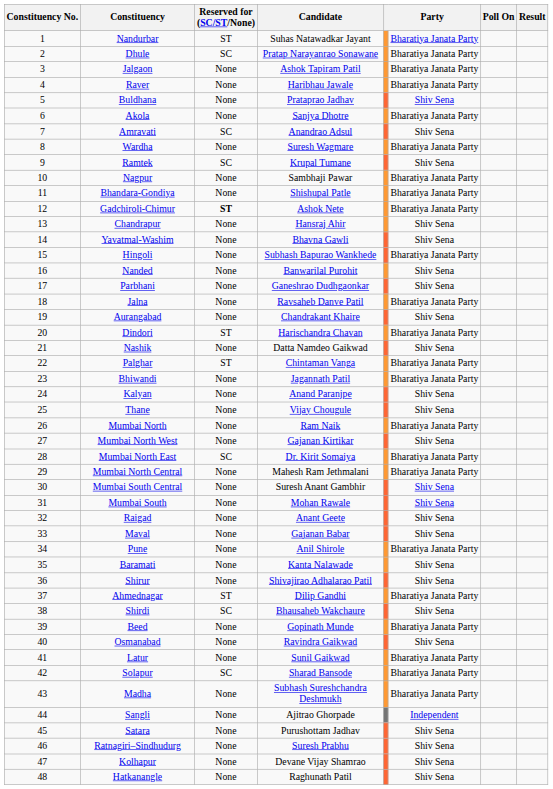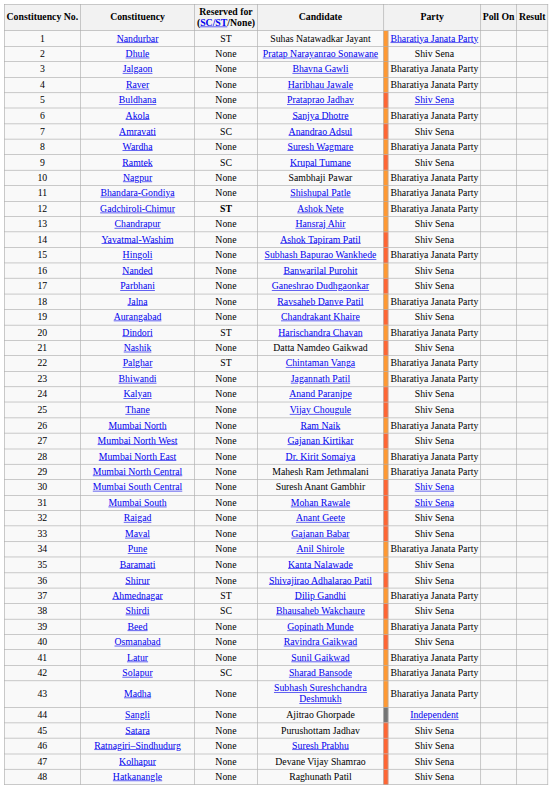(226, 54) SC -> (226, 54) None
(434, 54) Bharatiya Janata Party -> (434, 54) Shiv Sena
(320, 69) Ashok Tapiram Patil -> (320, 69) Bhavna Gawli
(320, 239) Bhavna Gawli -> (320, 239) Ashok Tapiram Patil
(226, 456) SC -> (226, 456) None
